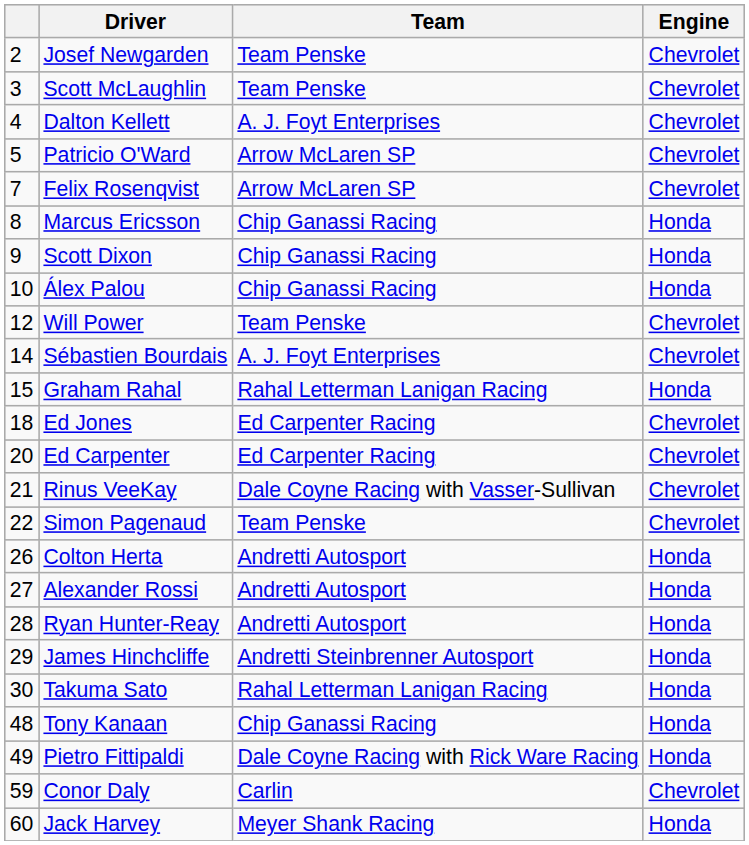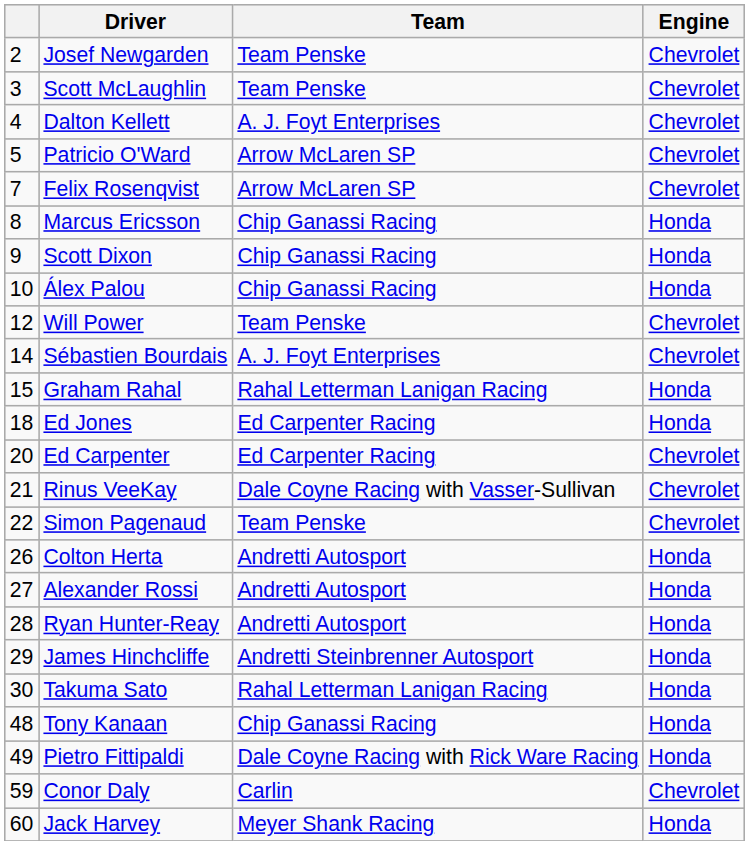(694, 422) Chevrolet -> (680, 422) Honda
